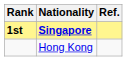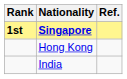+ row: (50, 64)
